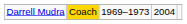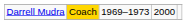(164, 12) 2004 -> (164, 12) 2000
